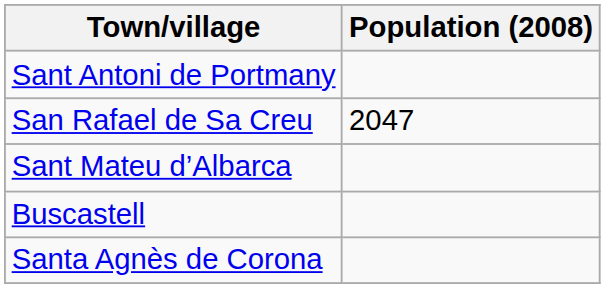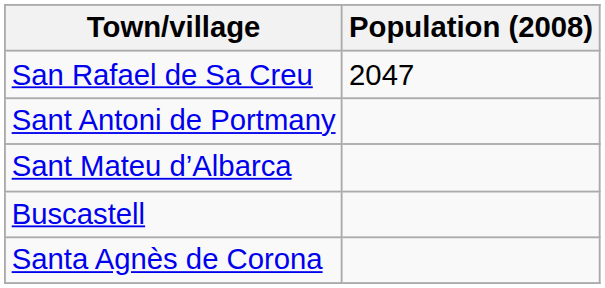rows swapped: (174, 74) <-> (162, 120)
